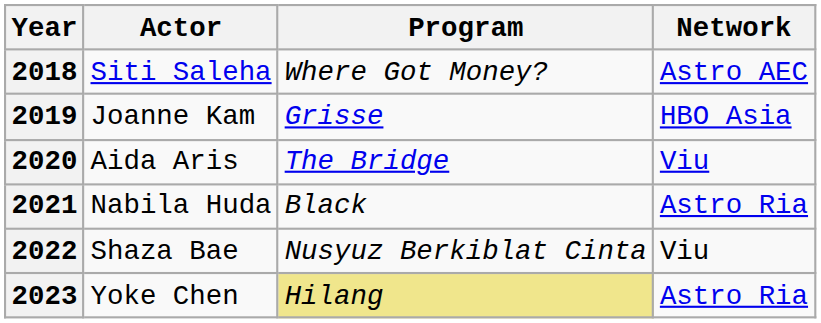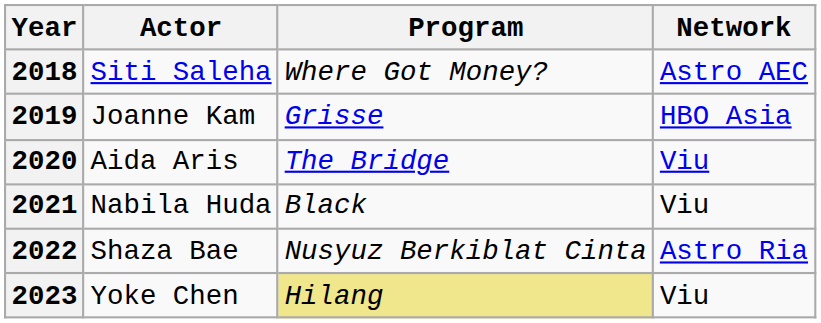(734, 206) Astro Ria -> (685, 206) Viu
(685, 251) Viu -> (734, 251) Astro Ria
(734, 296) Astro Ria -> (685, 296) Viu
